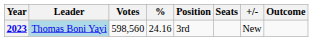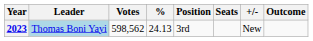(128, 28) 598,560 -> (128, 28) 598,562
(160, 28) 24.16 -> (160, 28) 24.13
